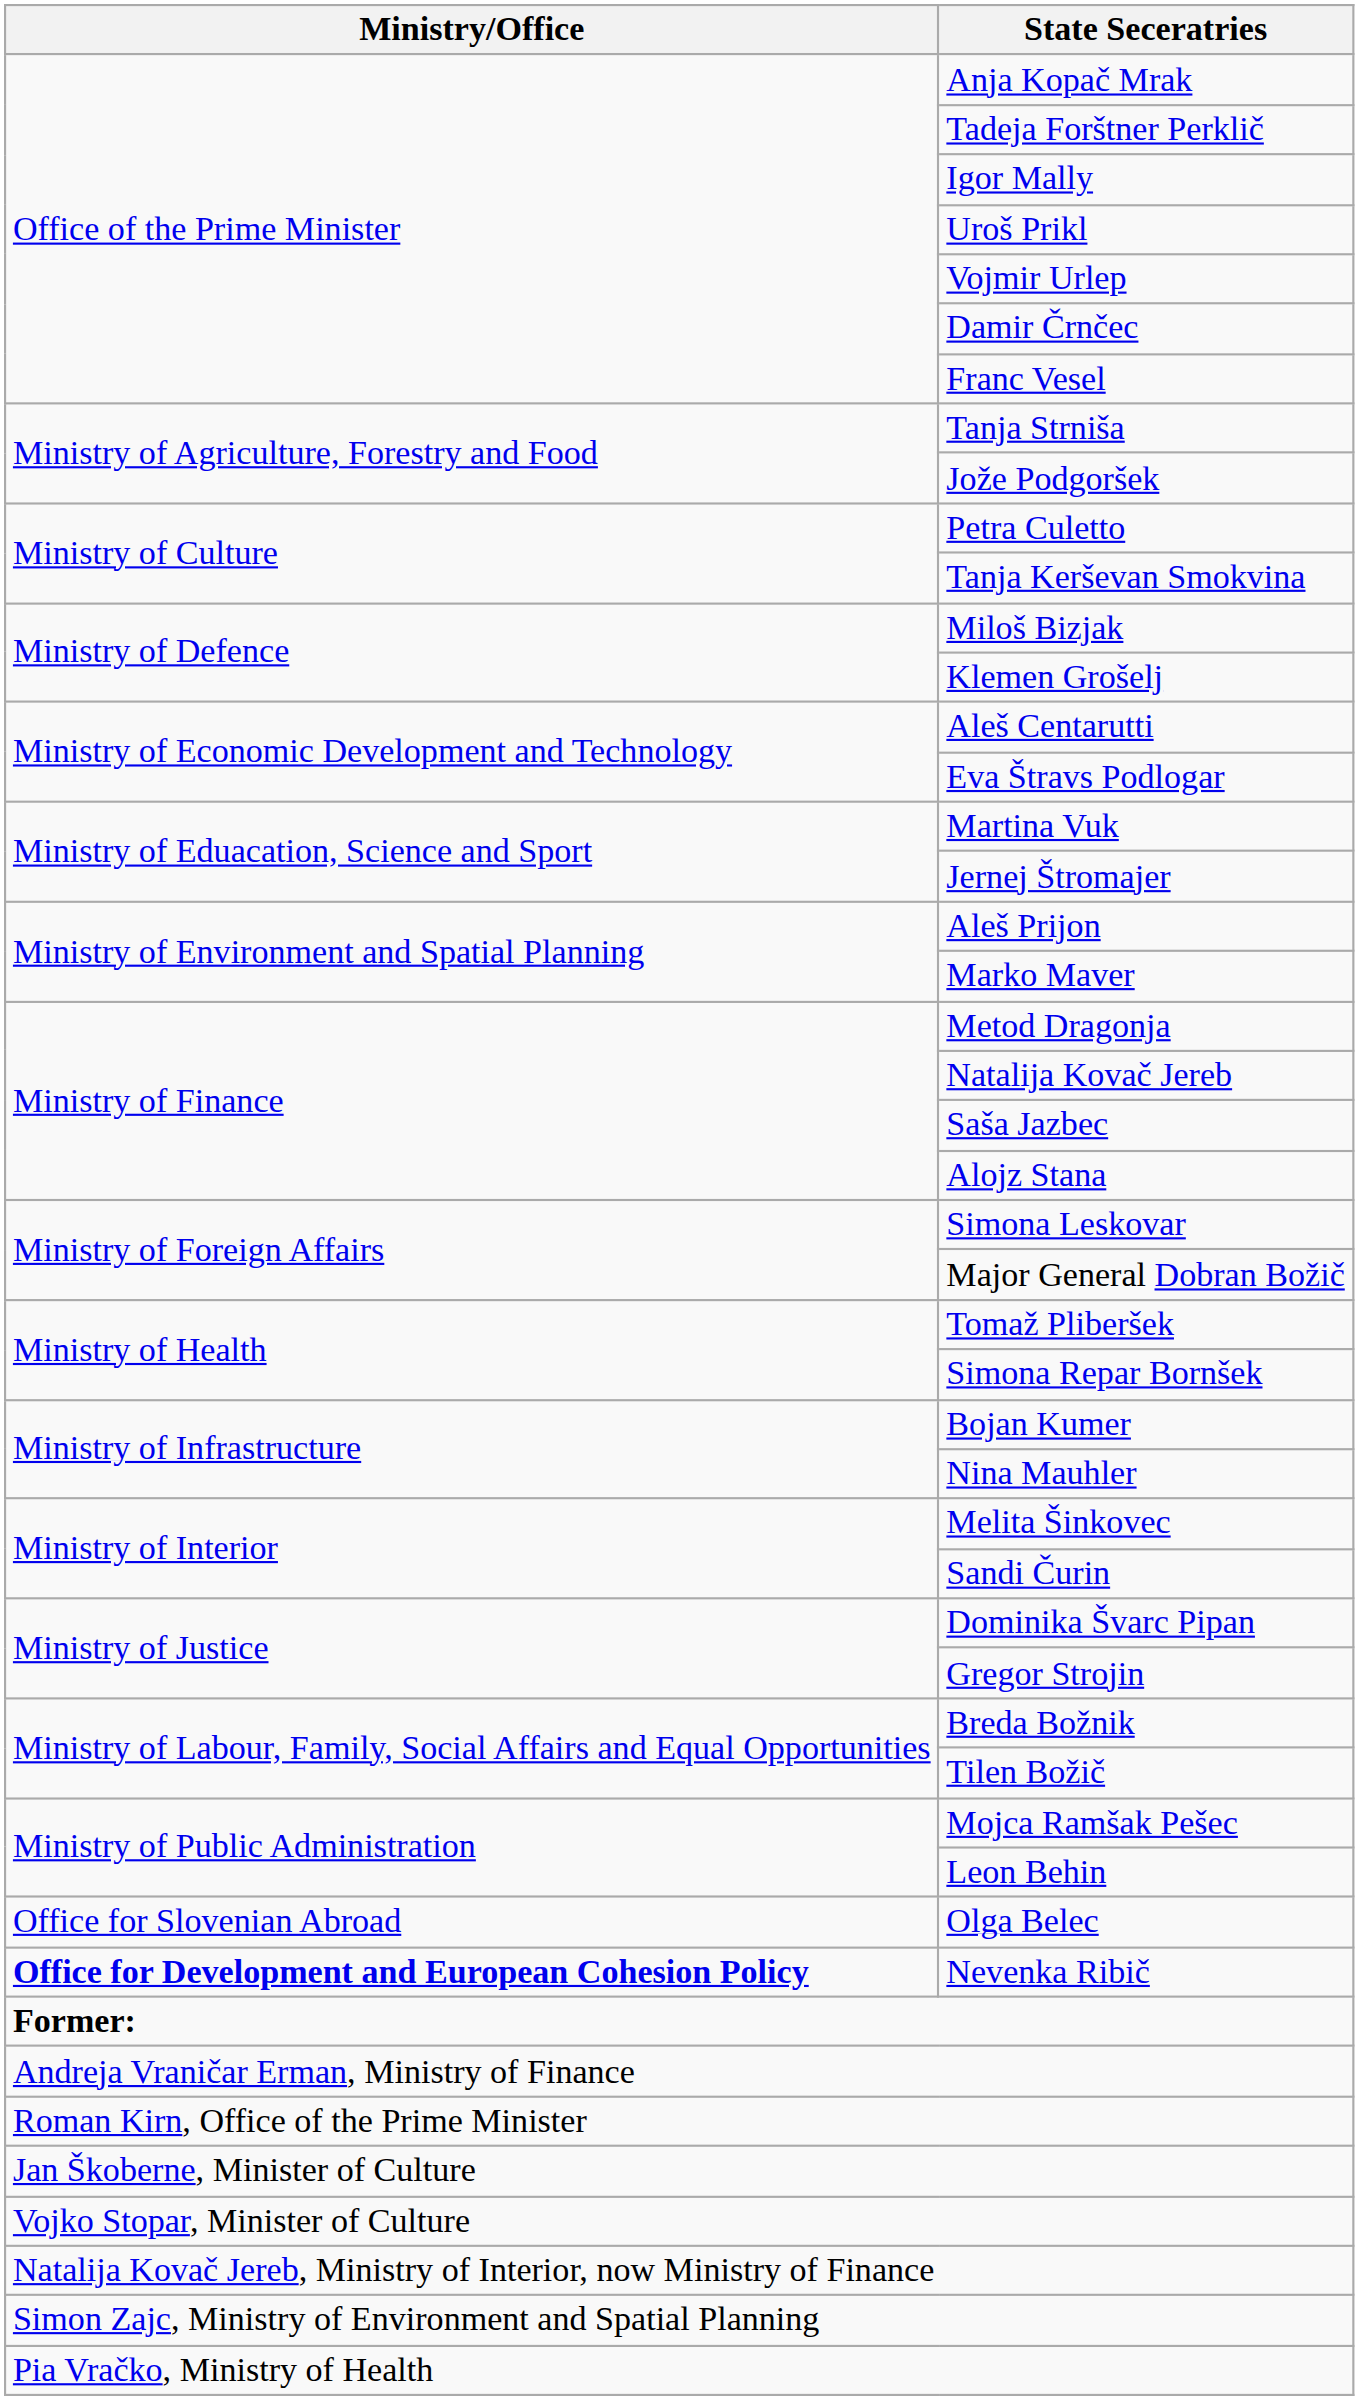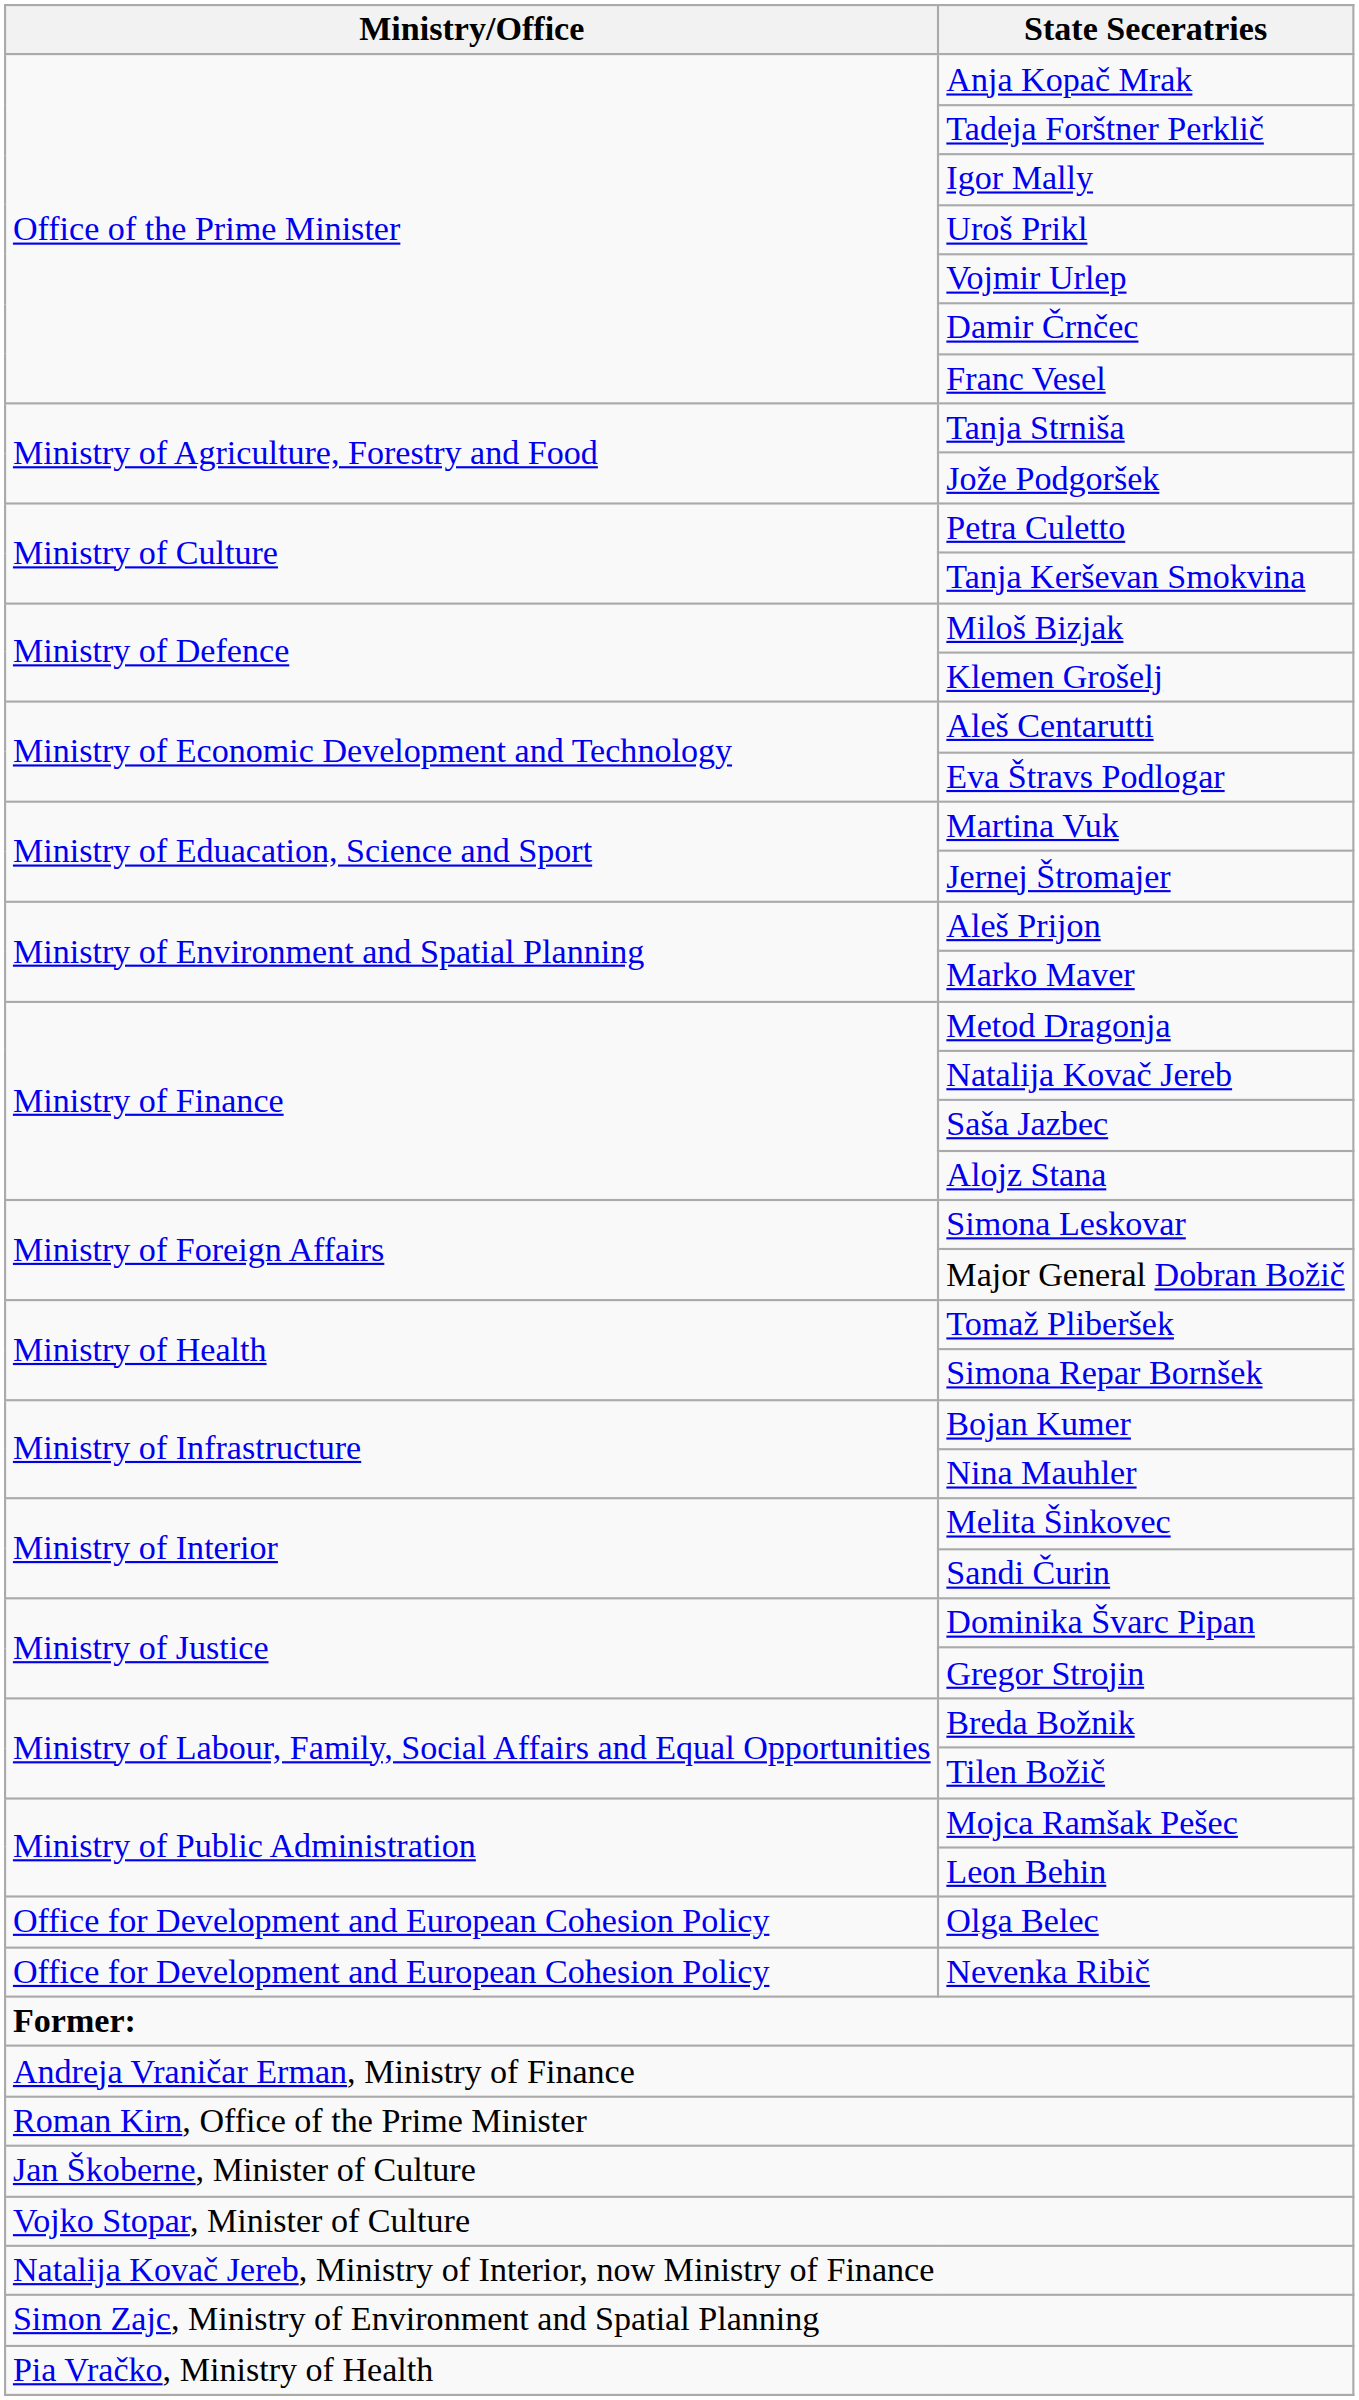(207, 1921) Office for Slovenian Abroad -> (391, 1921) Office for Development and European Cohesion Policy
(411, 1971) bold -> (391, 1971) normal
